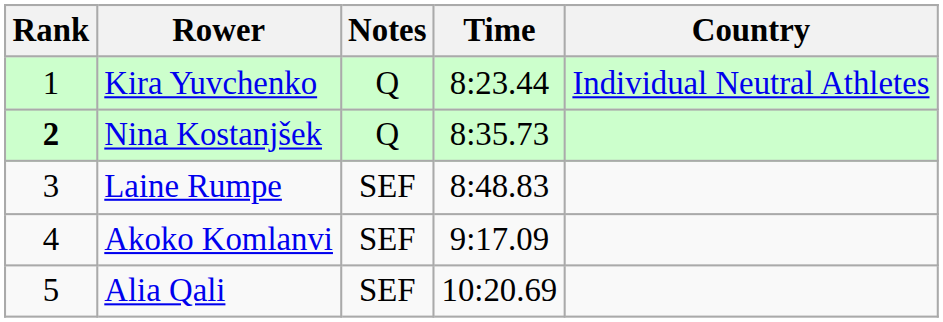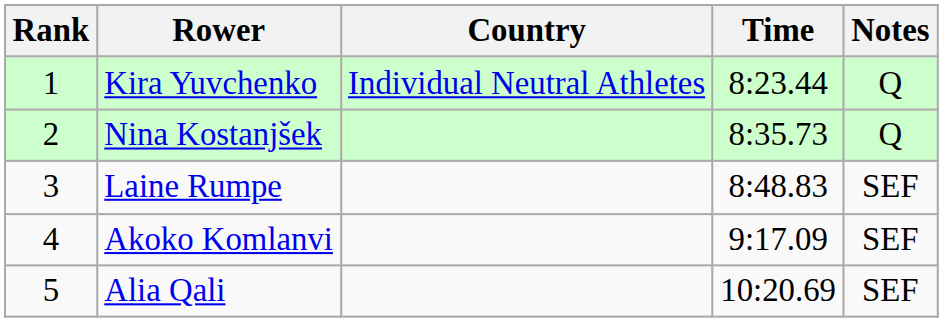columns swapped: (751, 30) <-> (387, 30)
(51, 134) bold -> (51, 134) normal
